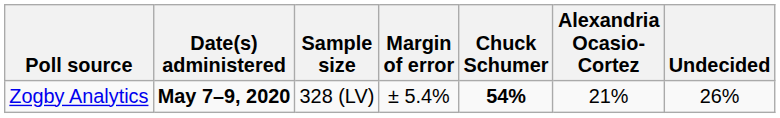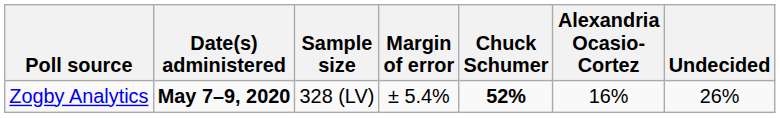(506, 96) 54% -> (506, 96) 52%
(609, 96) 21% -> (609, 96) 16%
